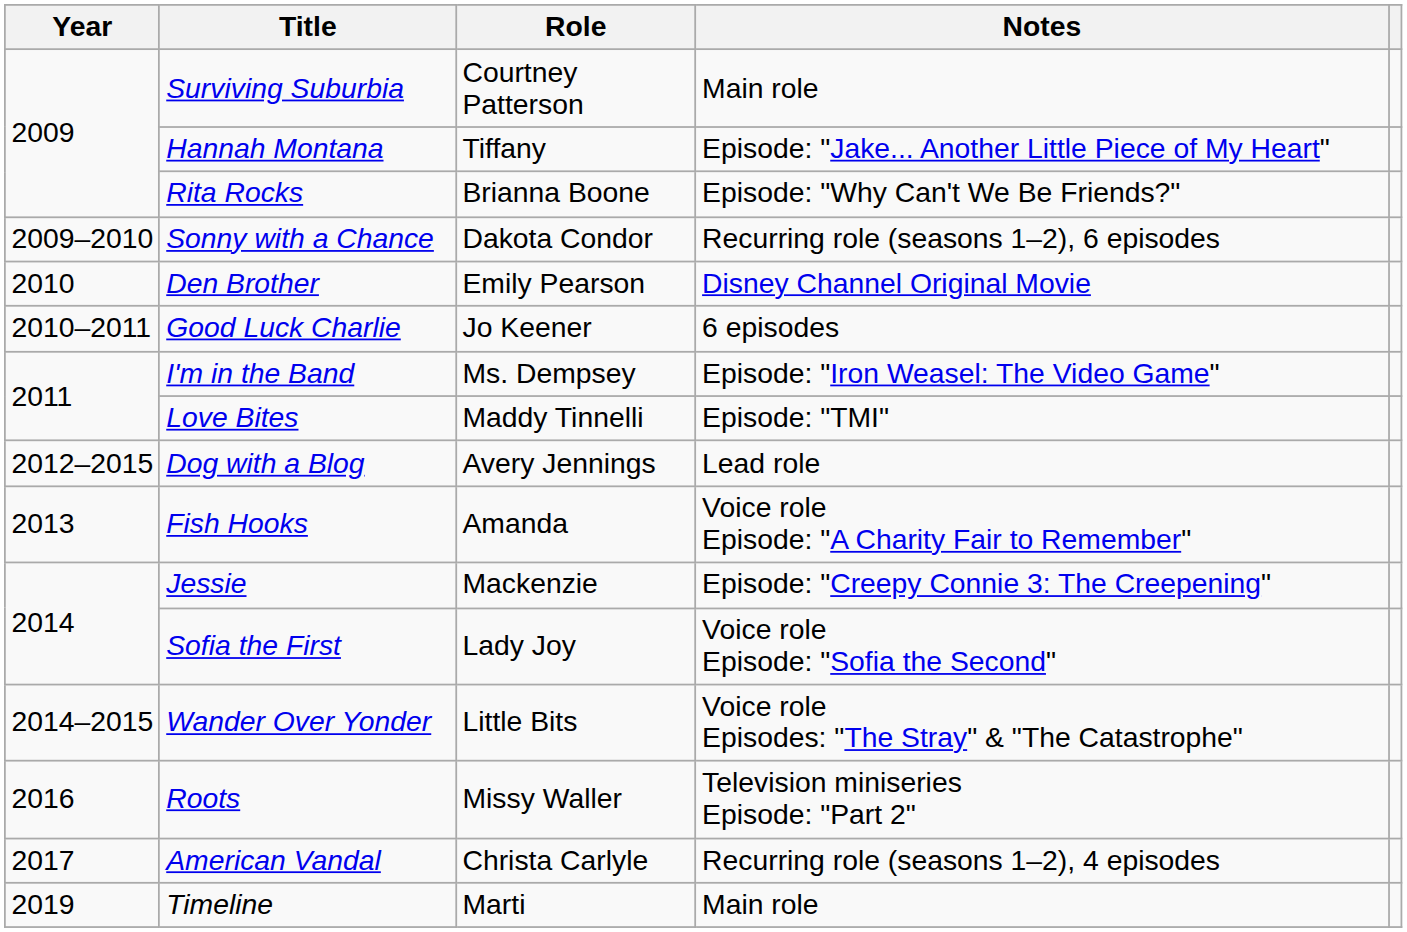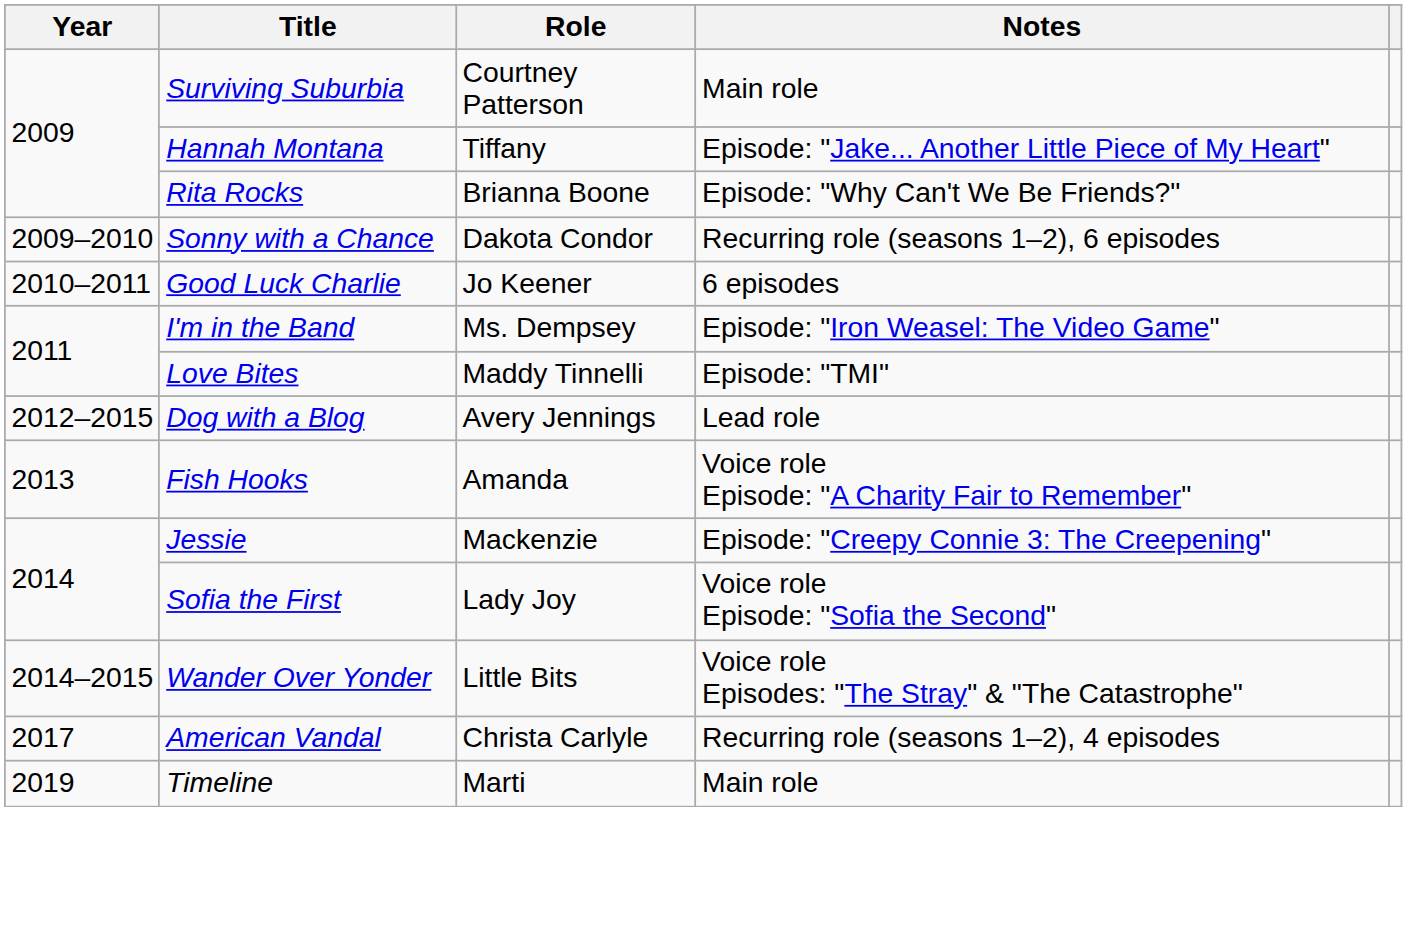- row: (243, 283)
- row: (203, 799)
